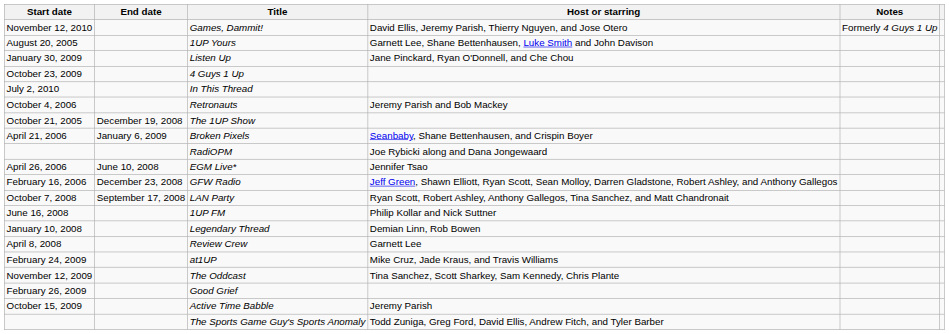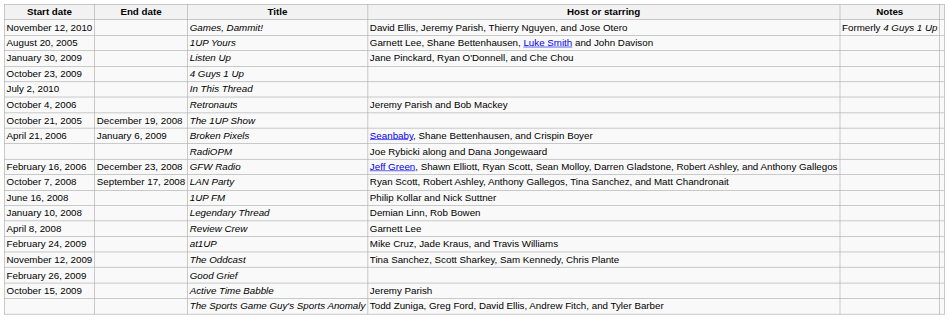- row: (213, 167)
